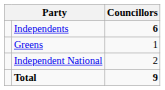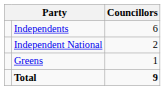(155, 28) bold -> (155, 28) normal
rows swapped: (58, 61) <-> (28, 45)
